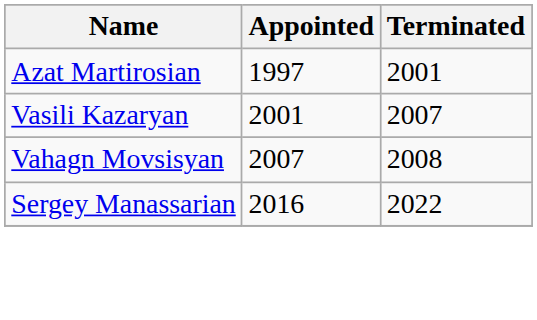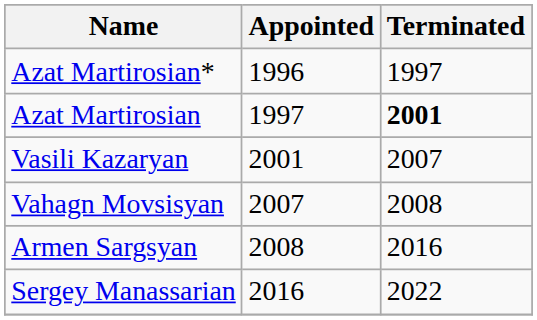+ row: (113, 70)
(415, 70) normal -> (415, 114) bold
+ row: (104, 247)
